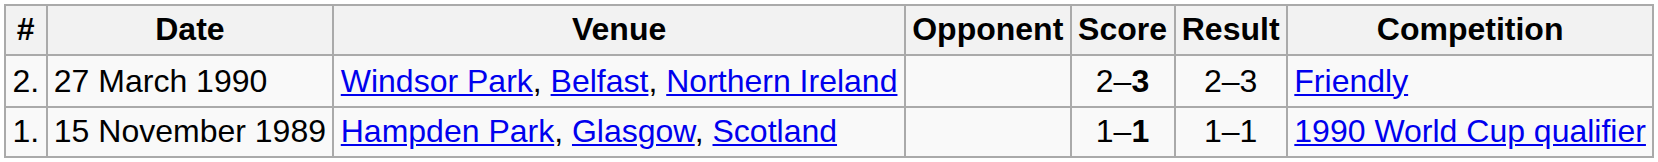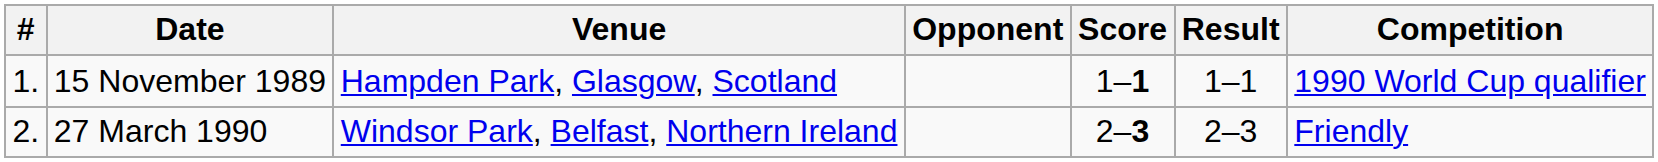rows swapped: (190, 131) <-> (161, 80)
